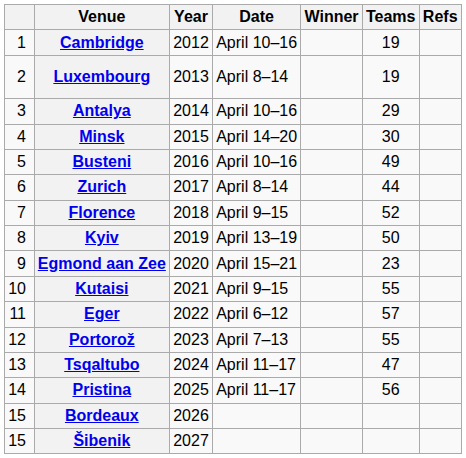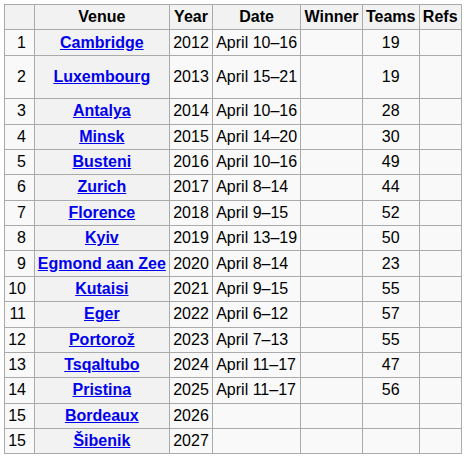(252, 76) April 8–14 -> (257, 76) April 15–21
(391, 111) 29 -> (391, 111) 28
(257, 263) April 15–21 -> (252, 263) April 8–14
